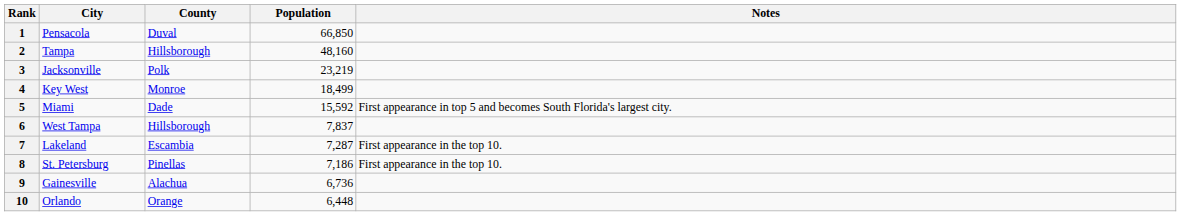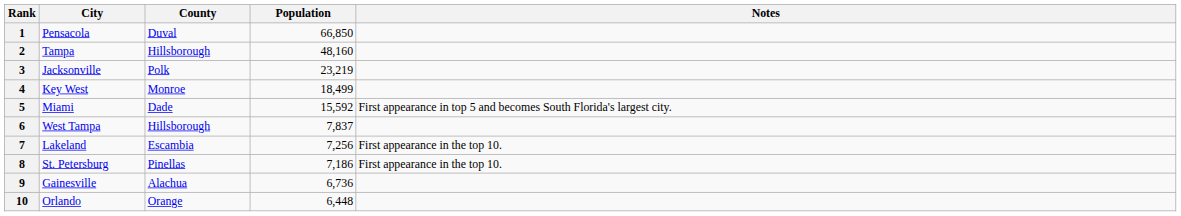(340, 145) 7,287 -> (340, 145) 7,256
